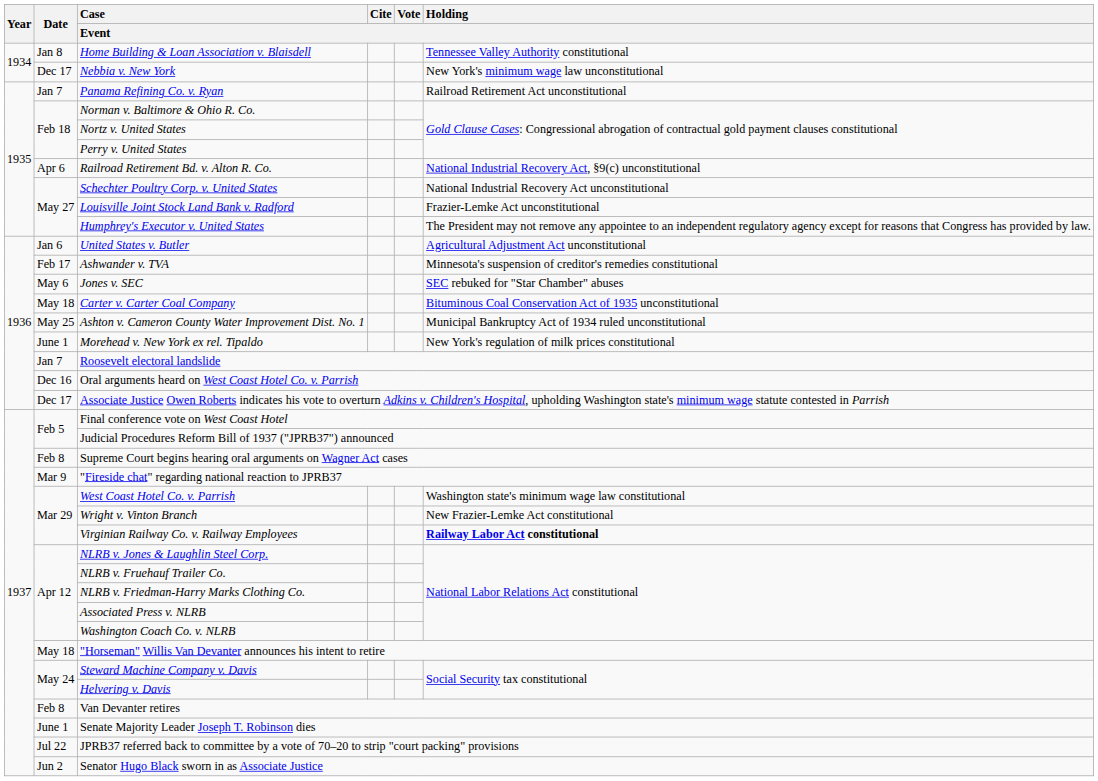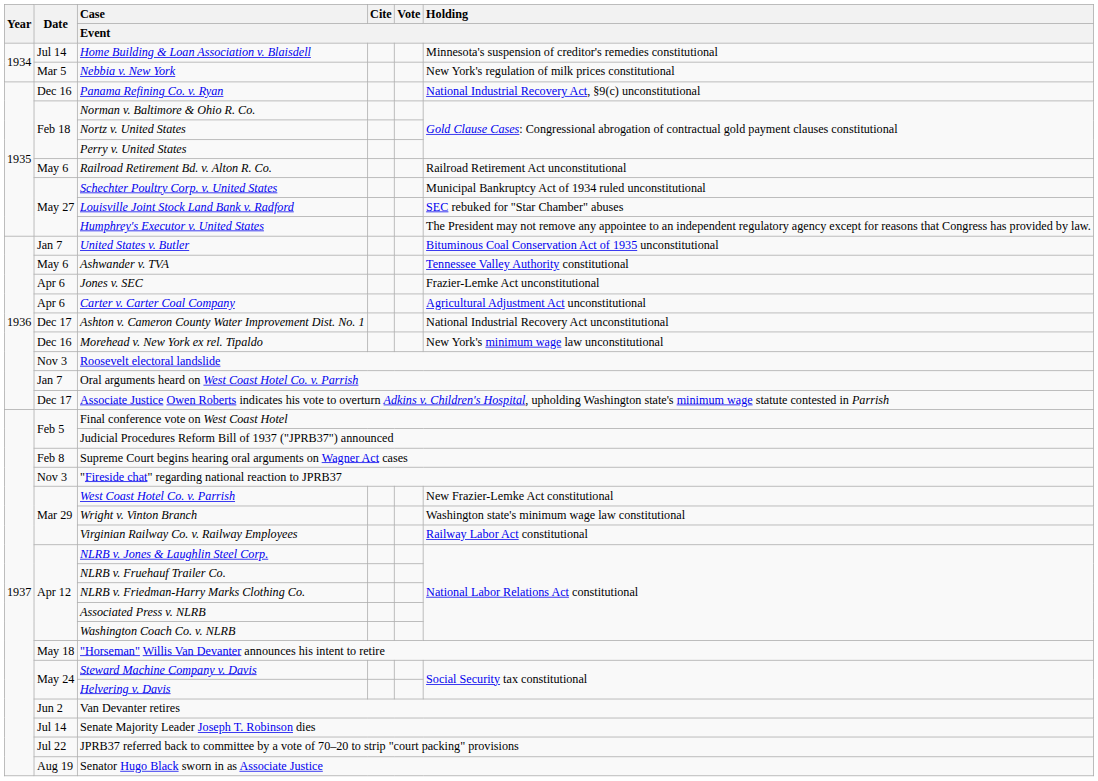(50, 52) Jan 8 -> (52, 52) Jul 14
(527, 52) Tennessee Valley Authority constitutional -> (572, 52) Minnesota's suspension of creditor's remedies constitutional
(54, 71) Dec 17 -> (52, 71) Mar 5
(545, 71) New York's minimum wage law unconstitutional -> (550, 71) New York's regulation of milk prices constitutional
(50, 91) Jan 7 -> (54, 91) Dec 16
(526, 91) Railroad Retirement Act unconstitutional -> (563, 91) National Industrial Recovery Act, §9(c) unconstitutional
(51, 168) Apr 6 -> (53, 168) May 6
(563, 168) National Industrial Recovery Act, §9(c) unconstitutional -> (526, 168) Railroad Retirement Act unconstitutional
(547, 187) National Industrial Recovery Act unconstitutional -> (566, 187) Municipal Bankruptcy Act of 1934 ruled unconstitutional
(513, 206) Frazier-Lemke Act unconstitutional -> (525, 206) SEC rebuked for "Star Chamber" abuses
(50, 245) Jan 6 -> (50, 245) Jan 7
(536, 245) Agricultural Adjustment Act unconstitutional -> (572, 245) Bituminous Coal Conservation Act of 1935 unconstitutional
(54, 264) Feb 17 -> (53, 264) May 6
(572, 264) Minnesota's suspension of creditor's remedies constitutional -> (527, 264) Tennessee Valley Authority constitutional
(53, 284) May 6 -> (51, 284) Apr 6
(525, 284) SEC rebuked for "Star Chamber" abuses -> (513, 284) Frazier-Lemke Act unconstitutional
(56, 303) May 18 -> (51, 303) Apr 6
(572, 303) Bituminous Coal Conservation Act of 1935 unconstitutional -> (536, 303) Agricultural Adjustment Act unconstitutional
(56, 322) May 25 -> (54, 322) Dec 17
(566, 322) Municipal Bankruptcy Act of 1934 ruled unconstitutional -> (547, 322) National Industrial Recovery Act unconstitutional
(53, 341) June 1 -> (54, 341) Dec 16
(550, 341) New York's regulation of milk prices constitutional -> (545, 341) New York's minimum wage law unconstitutional
(50, 361) Jan 7 -> (52, 361) Nov 3
(54, 380) Dec 16 -> (50, 380) Jan 7
(52, 476) Mar 9 -> (52, 476) Nov 3
(556, 496) Washington state's minimum wage law constitutional -> (520, 496) New Frazier-Lemke Act constitutional
(520, 515) New Frazier-Lemke Act constitutional -> (556, 515) Washington state's minimum wage law constitutional
(512, 534) bold -> (507, 534) normal
(51, 708) Feb 8 -> (50, 708) Jun 2
(53, 727) June 1 -> (52, 727) Jul 14
(50, 766) Jun 2 -> (55, 766) Aug 19
